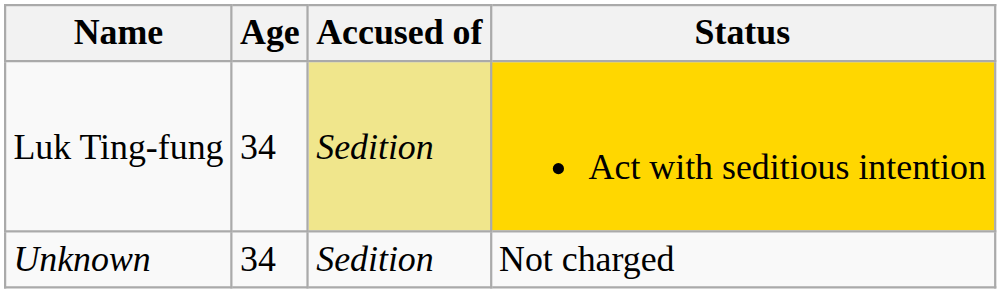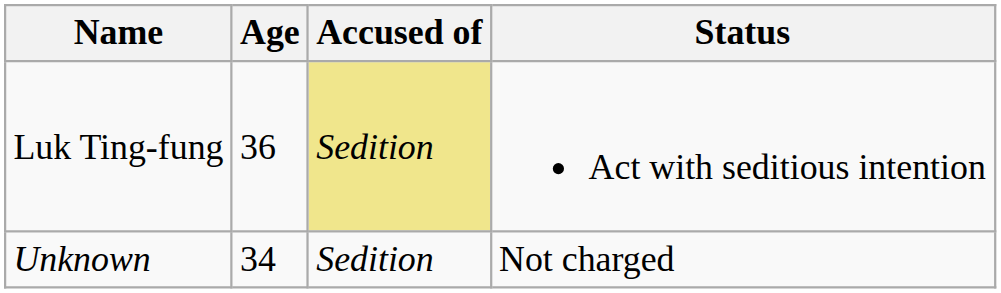(258, 145) 34 -> (258, 145) 36
(742, 167) gold background -> (742, 167) no background
